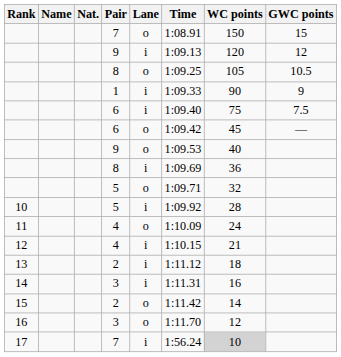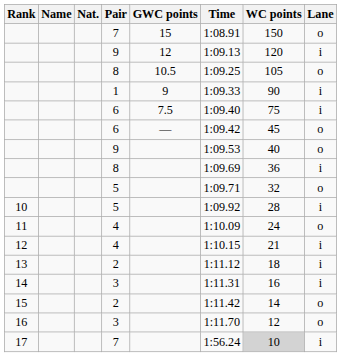columns swapped: (146, 14) <-> (301, 14)
